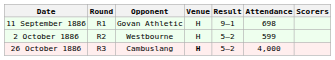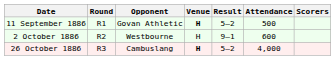(198, 23) normal -> (198, 23) bold
(228, 23) 9–1 -> (228, 23) 5–2
(269, 23) 698 -> (269, 23) 500
(228, 36) 5–2 -> (228, 36) 9–1
(269, 36) 599 -> (269, 36) 600
